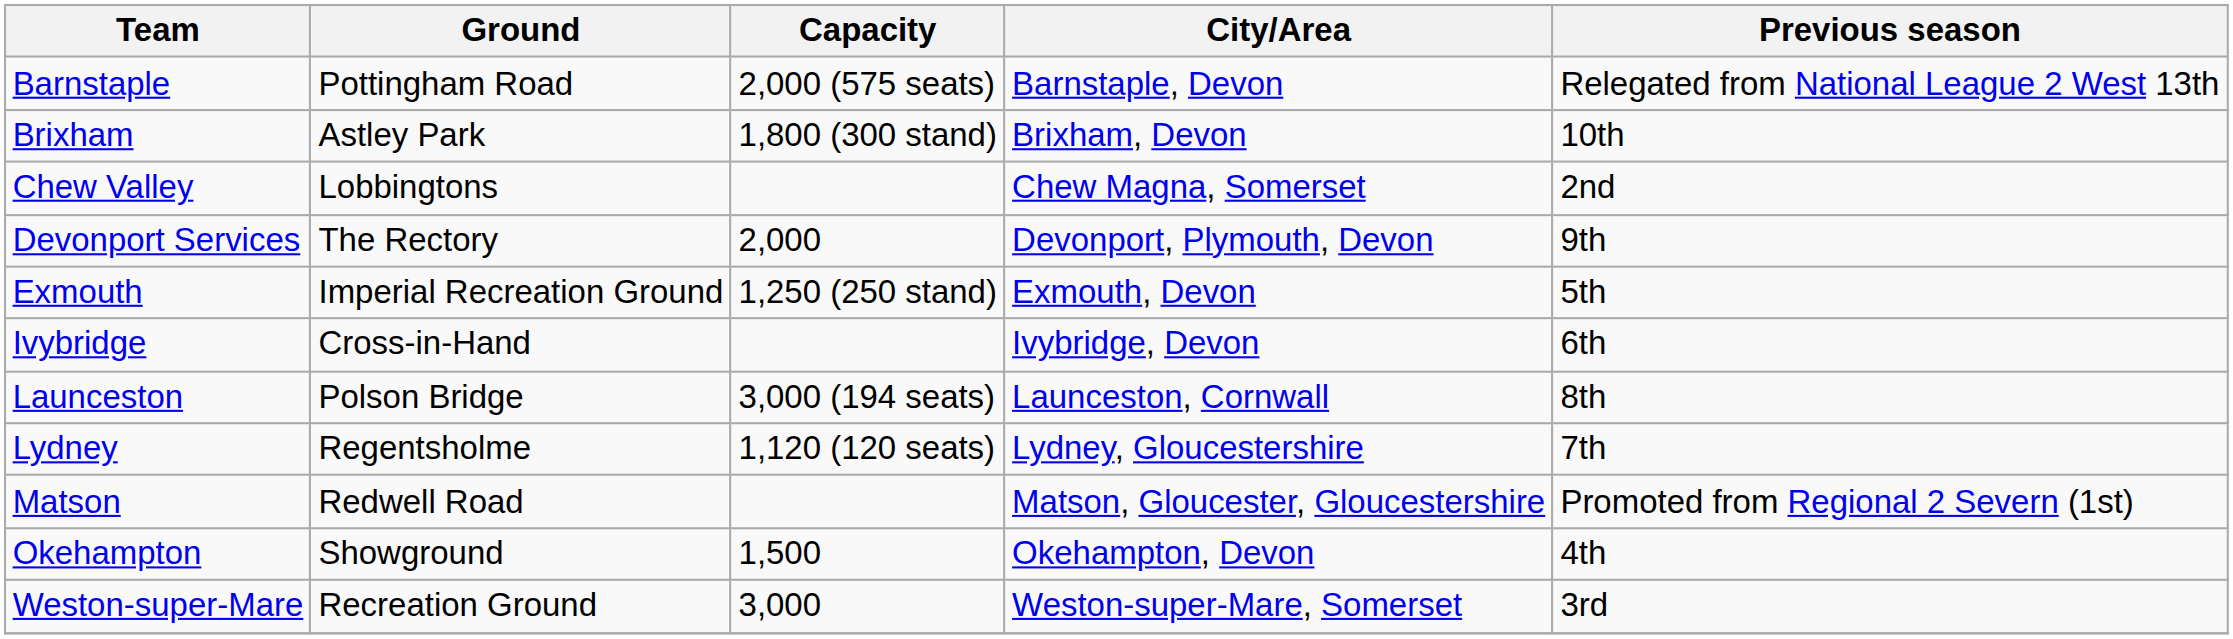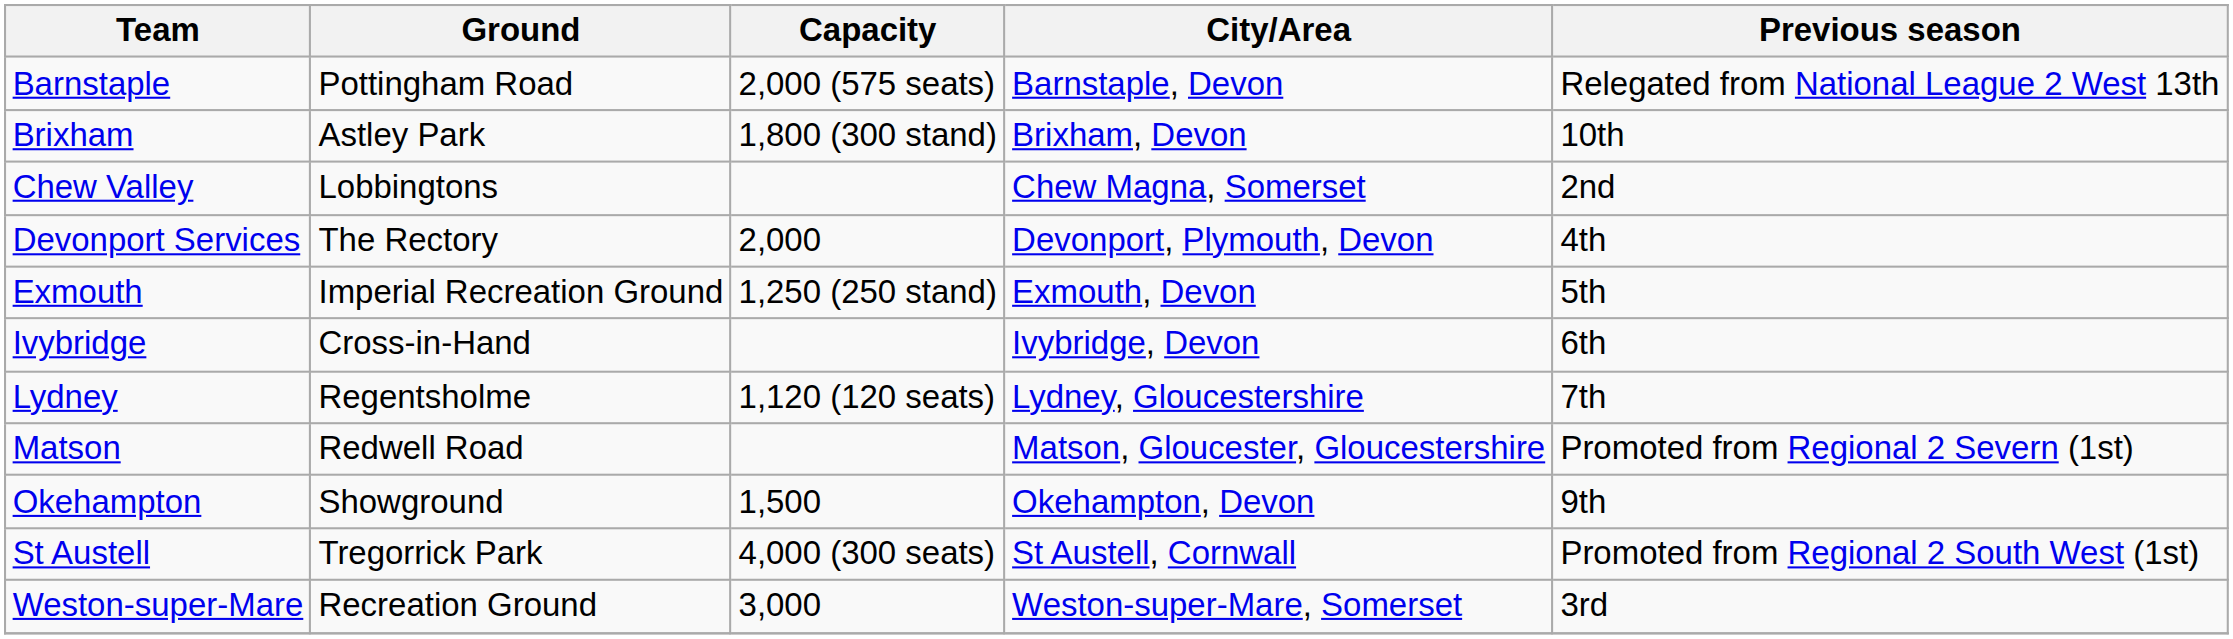(1583, 239) 9th -> (1583, 239) 4th
- row: (98, 396)
(1583, 553) 4th -> (1583, 501) 9th
+ row: (81, 553)
